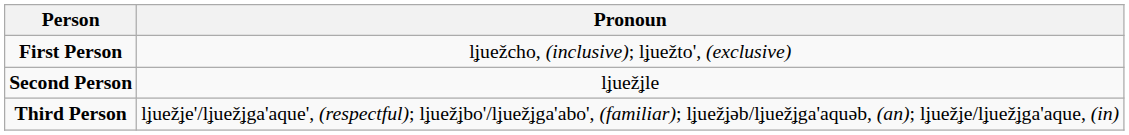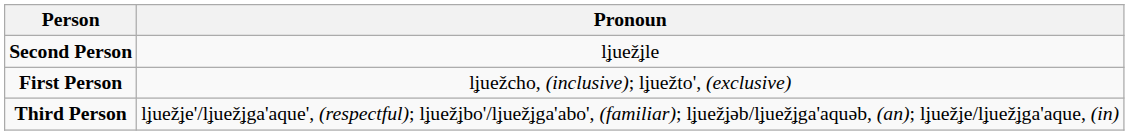rows swapped: (71, 51) <-> (71, 82)
